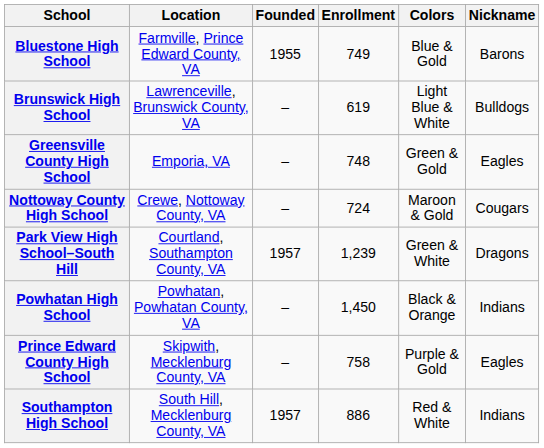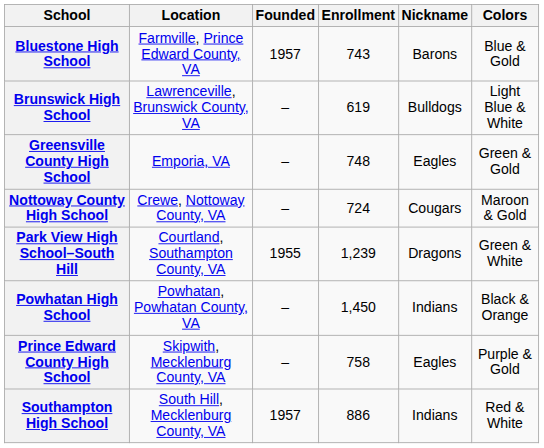columns swapped: (502, 15) <-> (432, 15)
(285, 53) 1955 -> (285, 53) 1957
(358, 53) 749 -> (358, 53) 743
(285, 254) 1957 -> (285, 254) 1955
